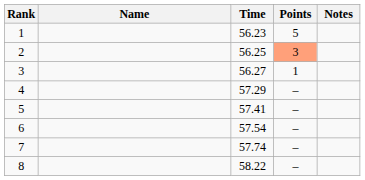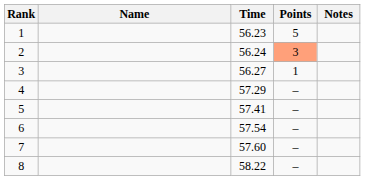(252, 52) 56.25 -> (252, 52) 56.24
(252, 147) 57.74 -> (252, 147) 57.60
